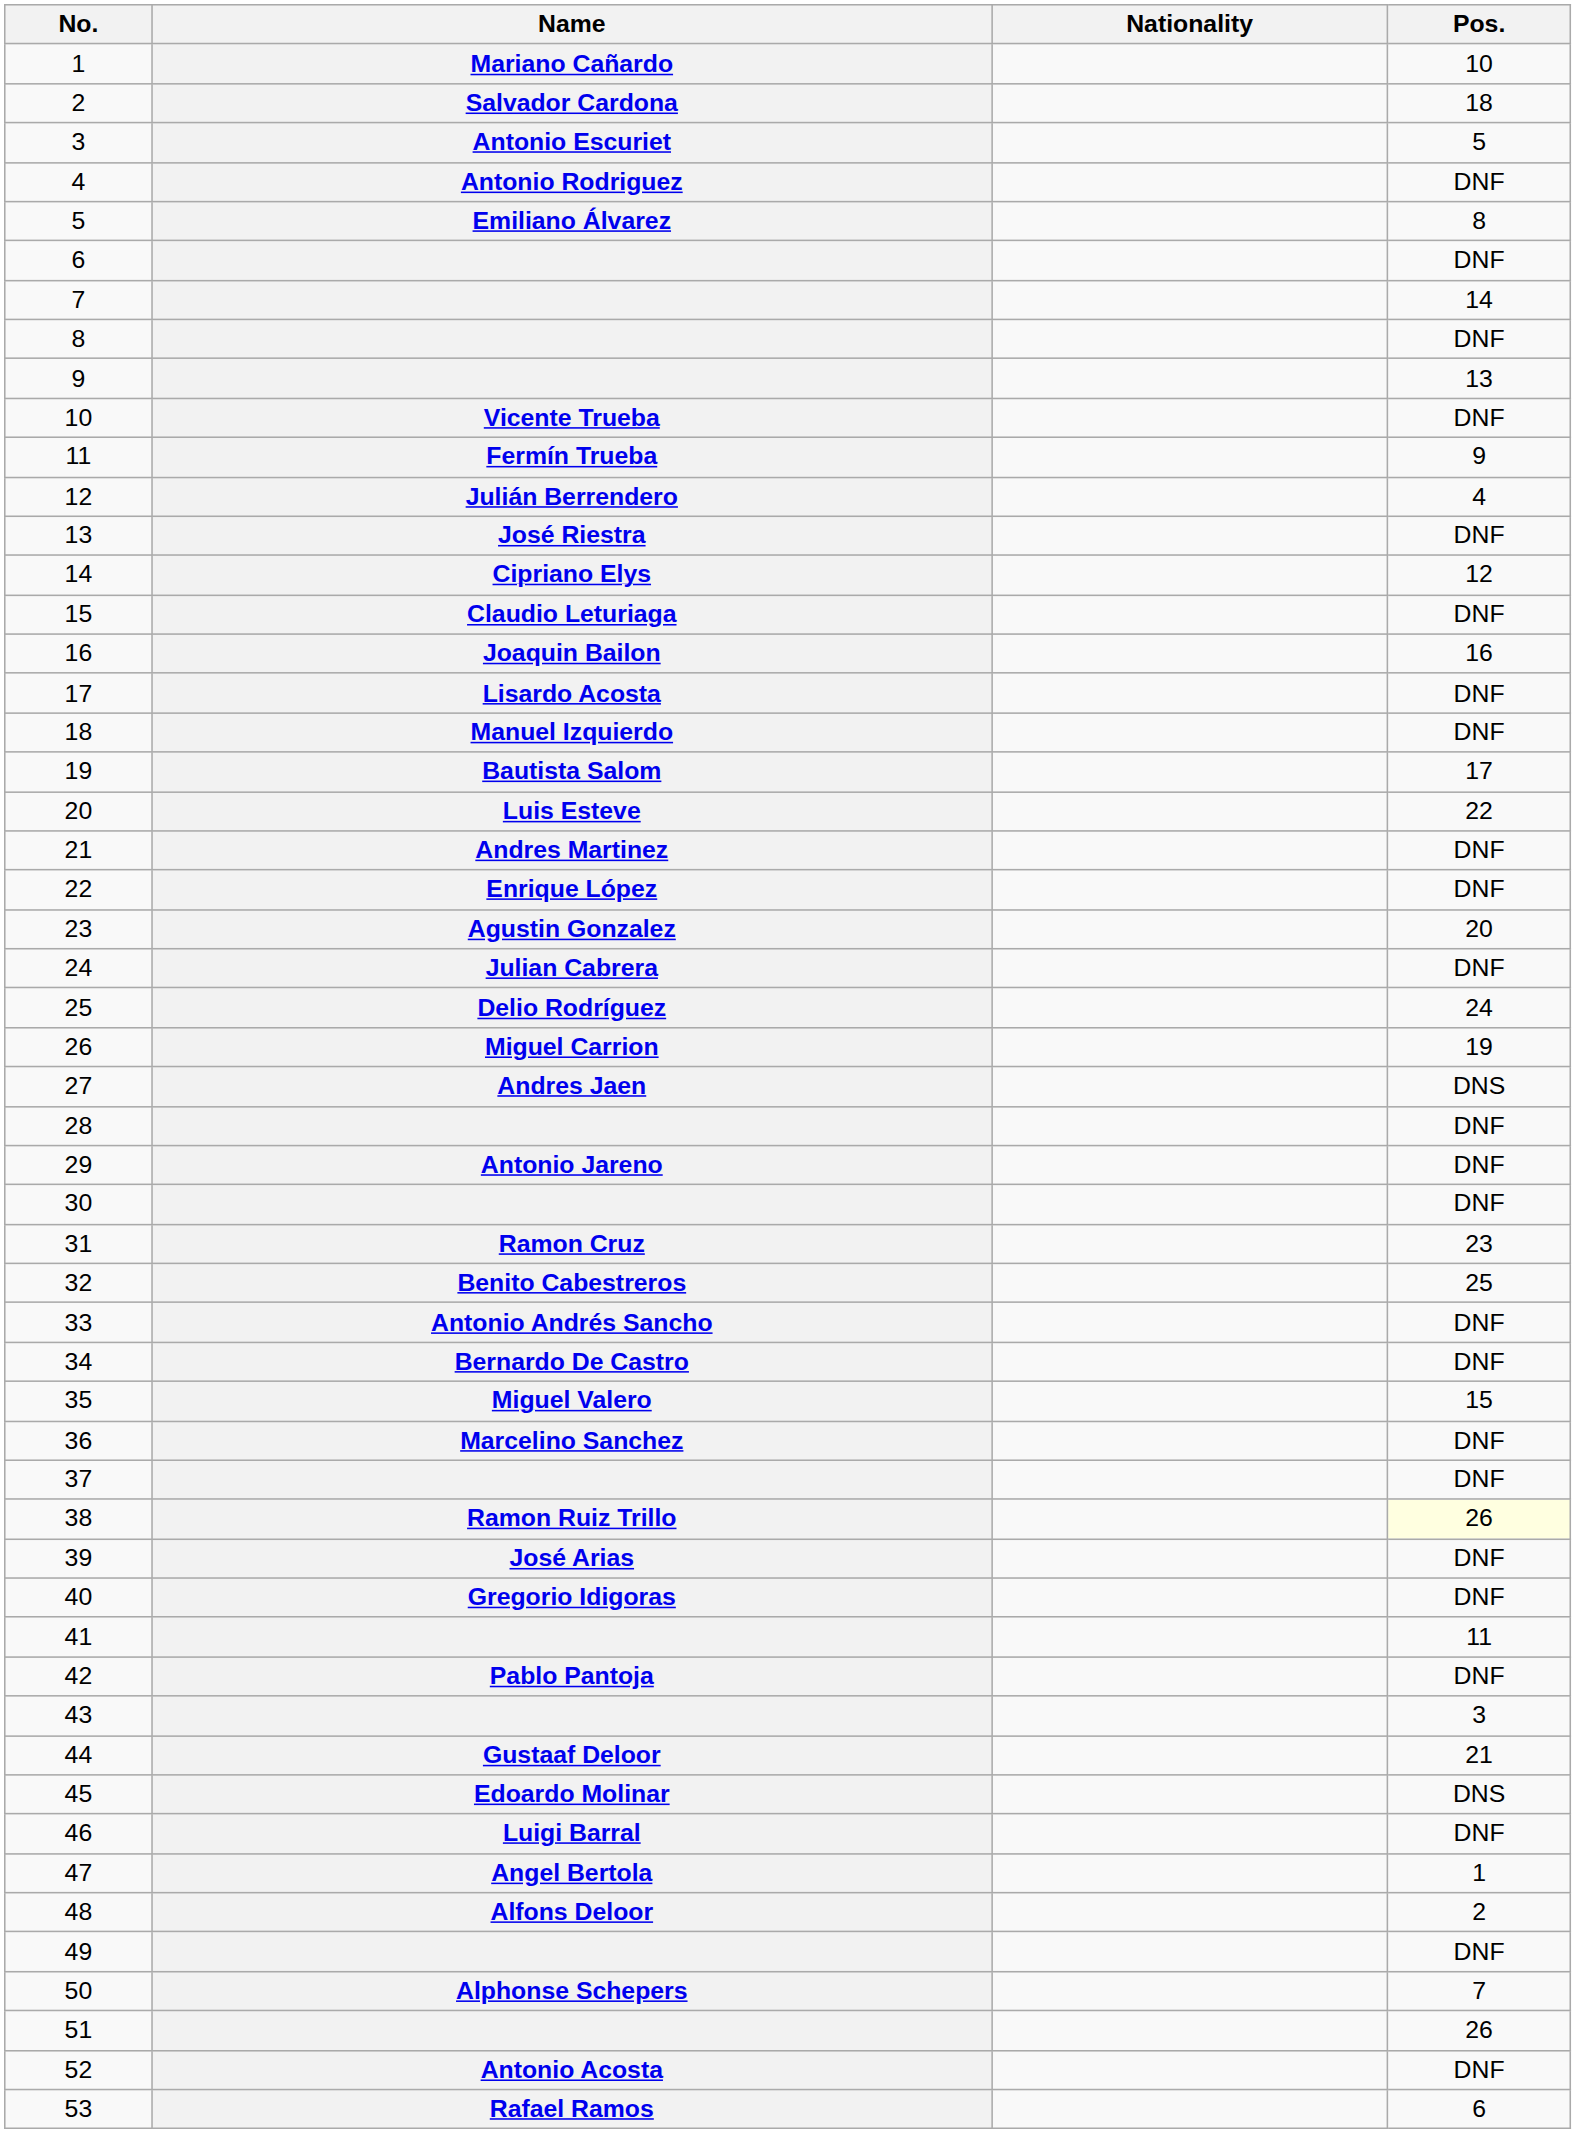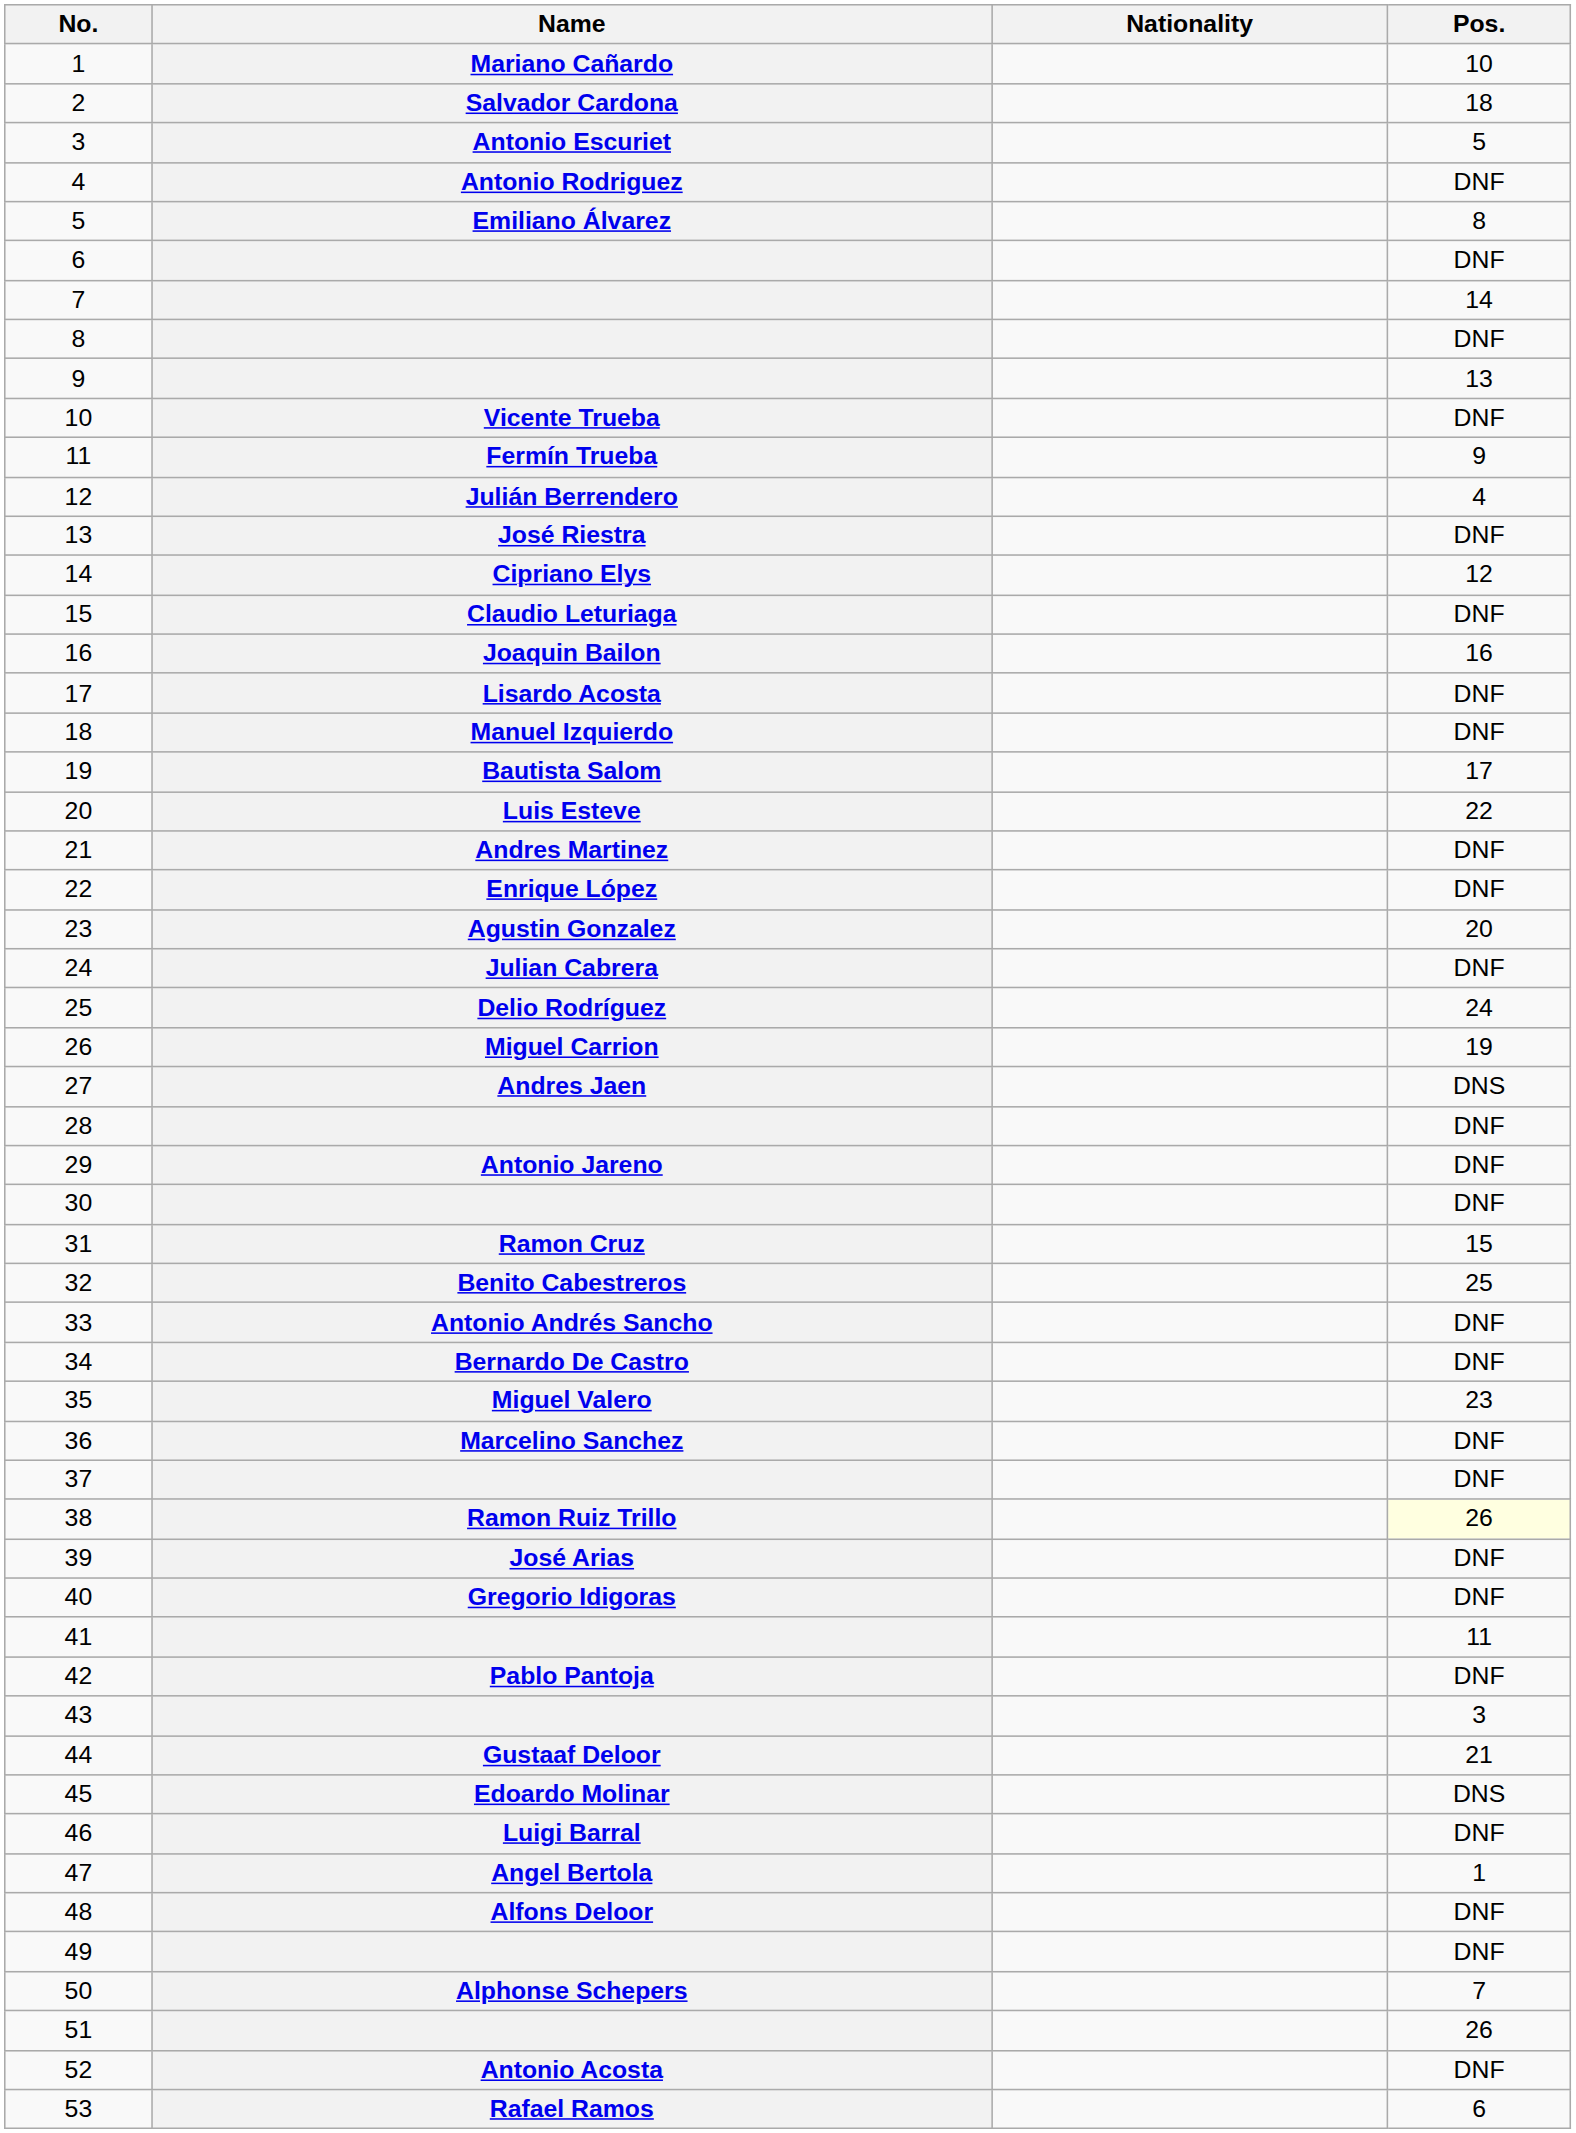(1479, 1243) 23 -> (1479, 1243) 15
(1479, 1400) 15 -> (1479, 1400) 23
(1479, 1912) 2 -> (1479, 1912) DNF
